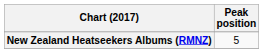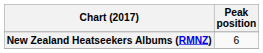(236, 40) 5 -> (236, 40) 6
